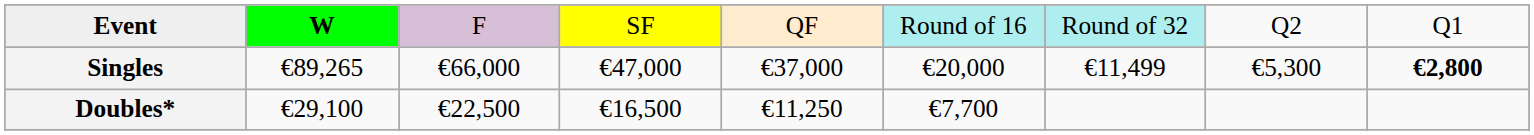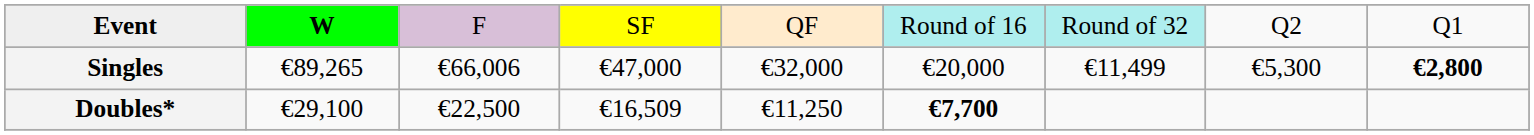(479, 67) €66,000 -> (479, 67) €66,006
(802, 67) €37,000 -> (802, 67) €32,000
(640, 109) €16,500 -> (640, 109) €16,509
(963, 109) normal -> (963, 109) bold
